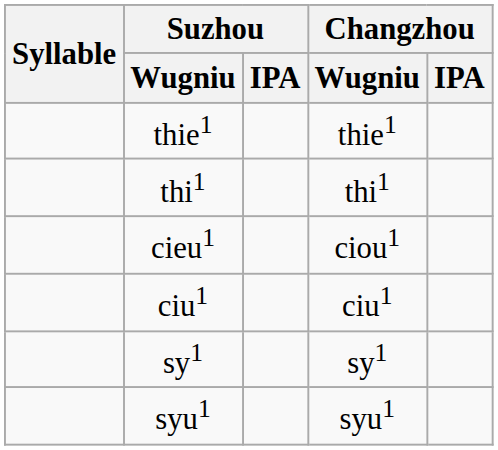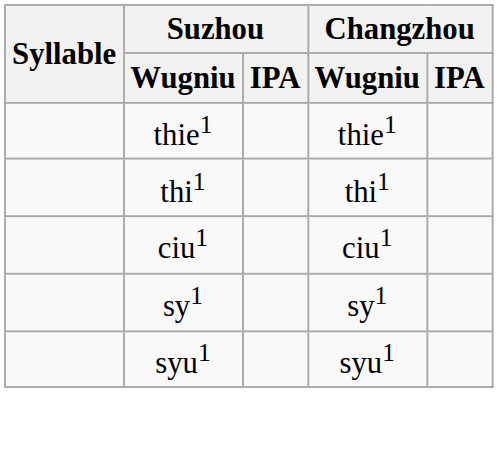- row: (183, 244)
